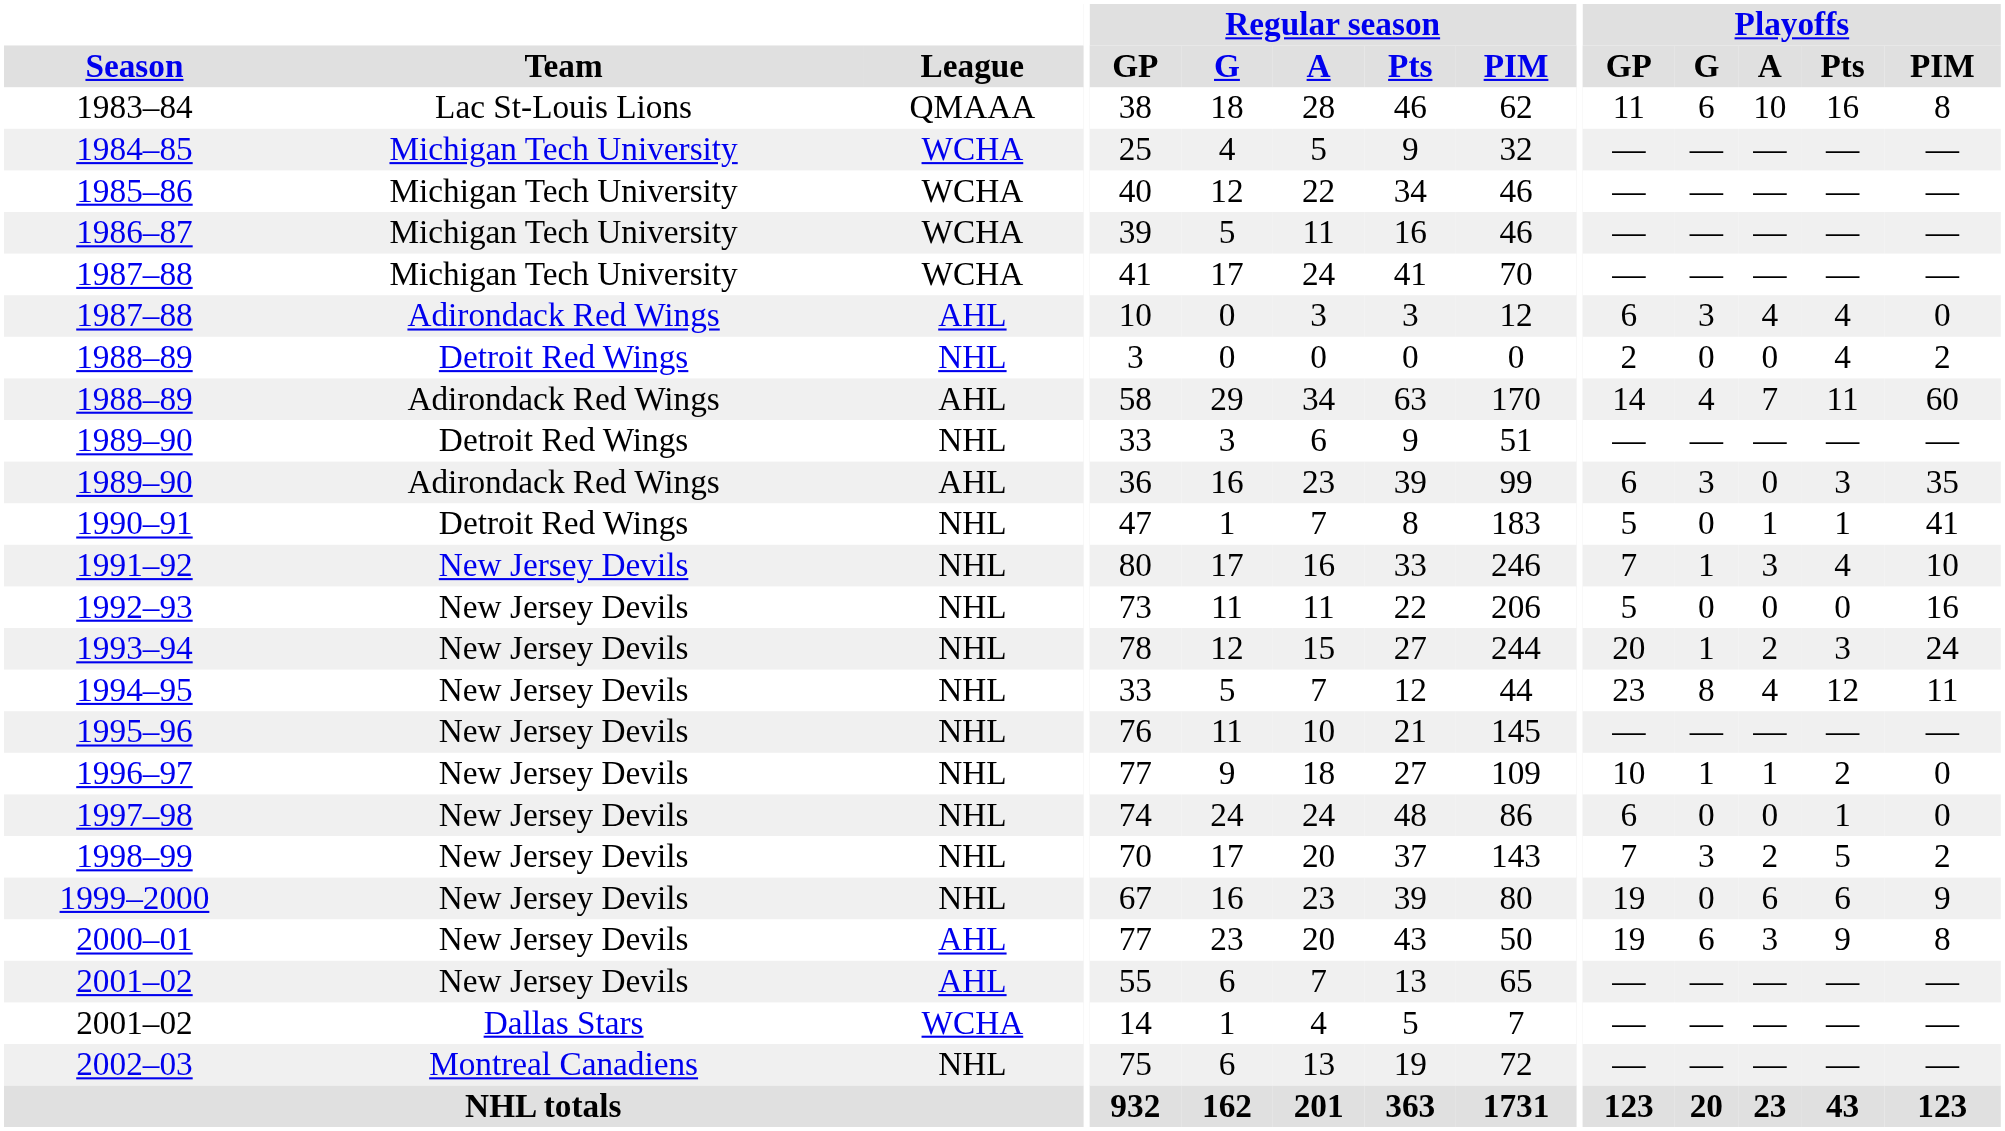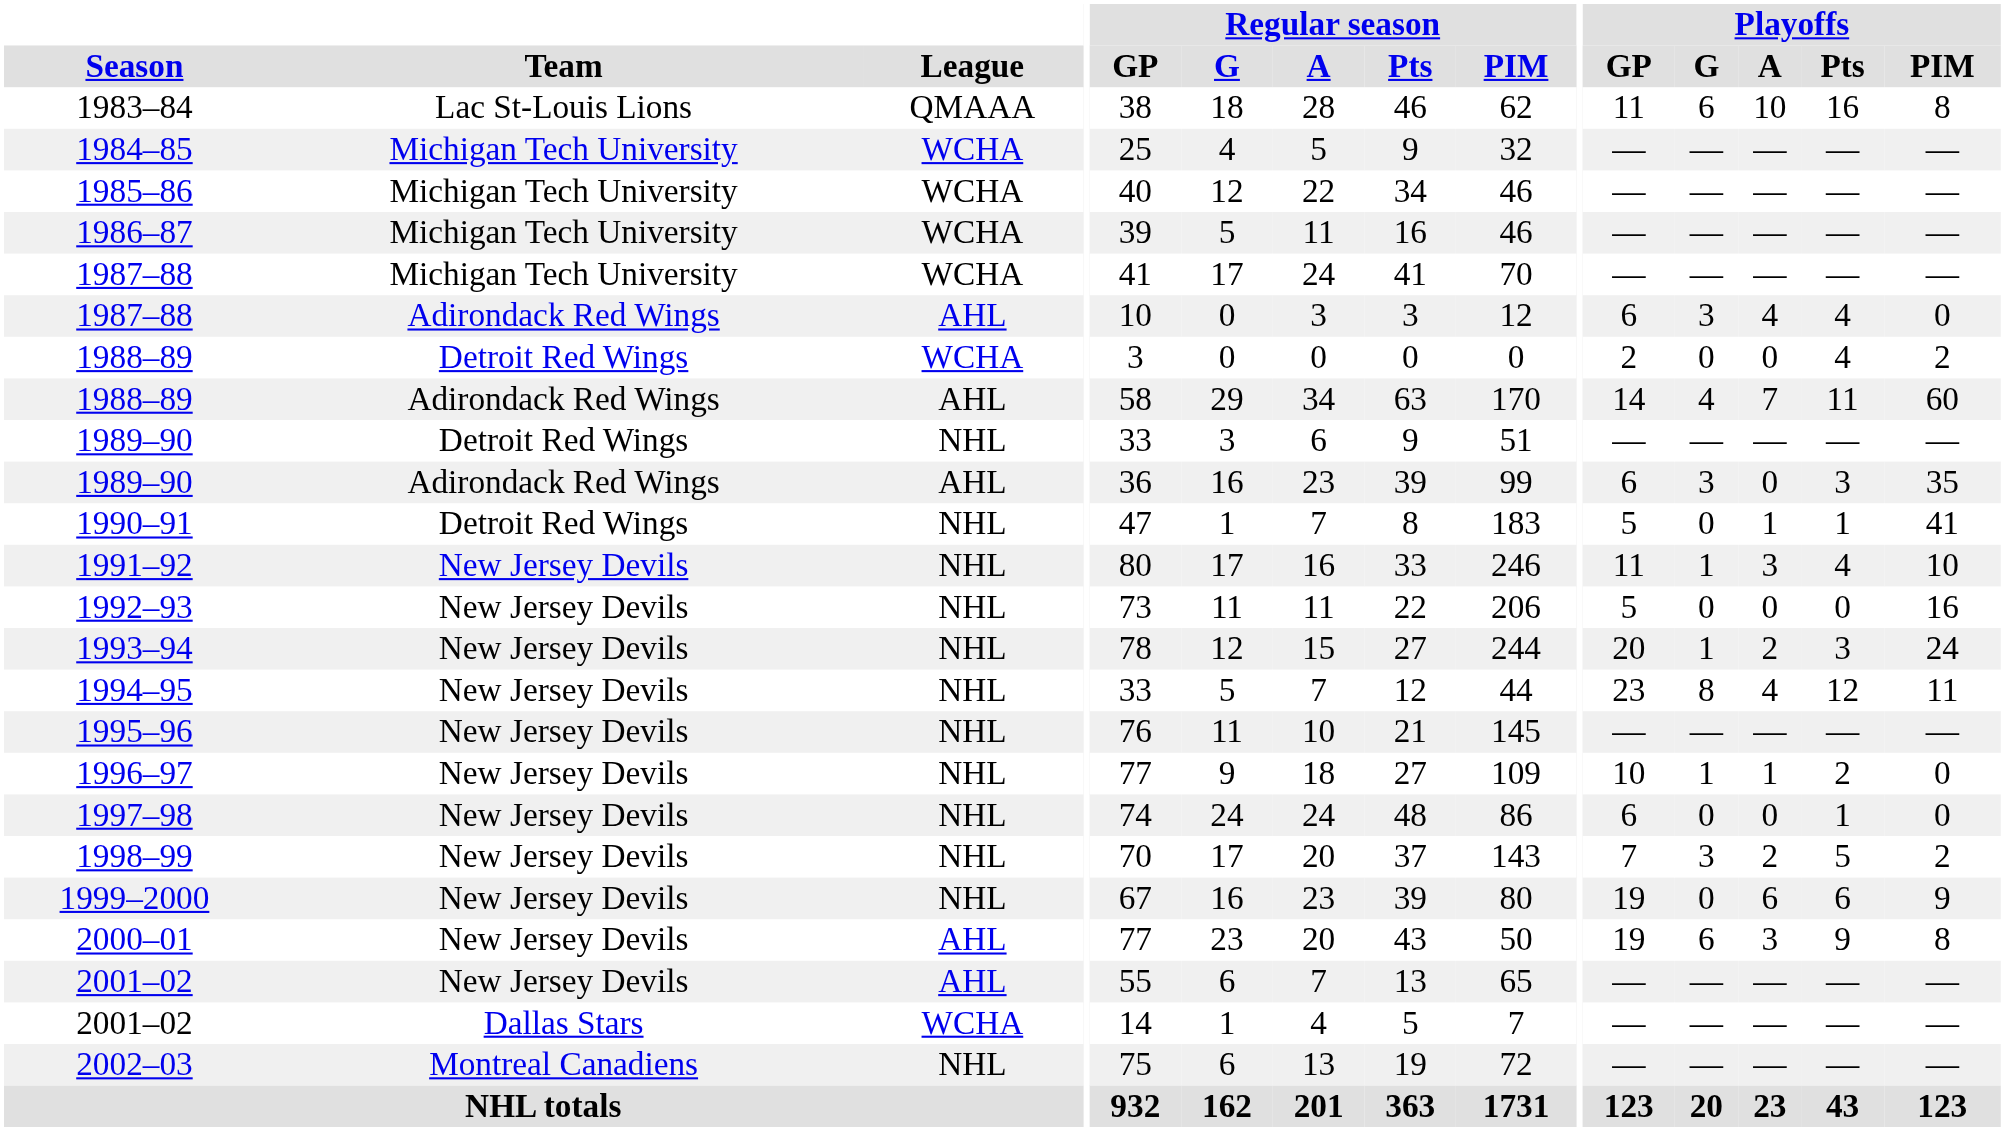(972, 357) NHL -> (972, 357) WCHA
(1629, 565) 7 -> (1629, 565) 11
